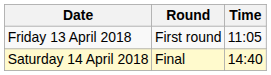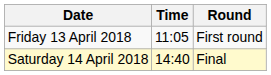columns swapped: (245, 15) <-> (188, 15)
